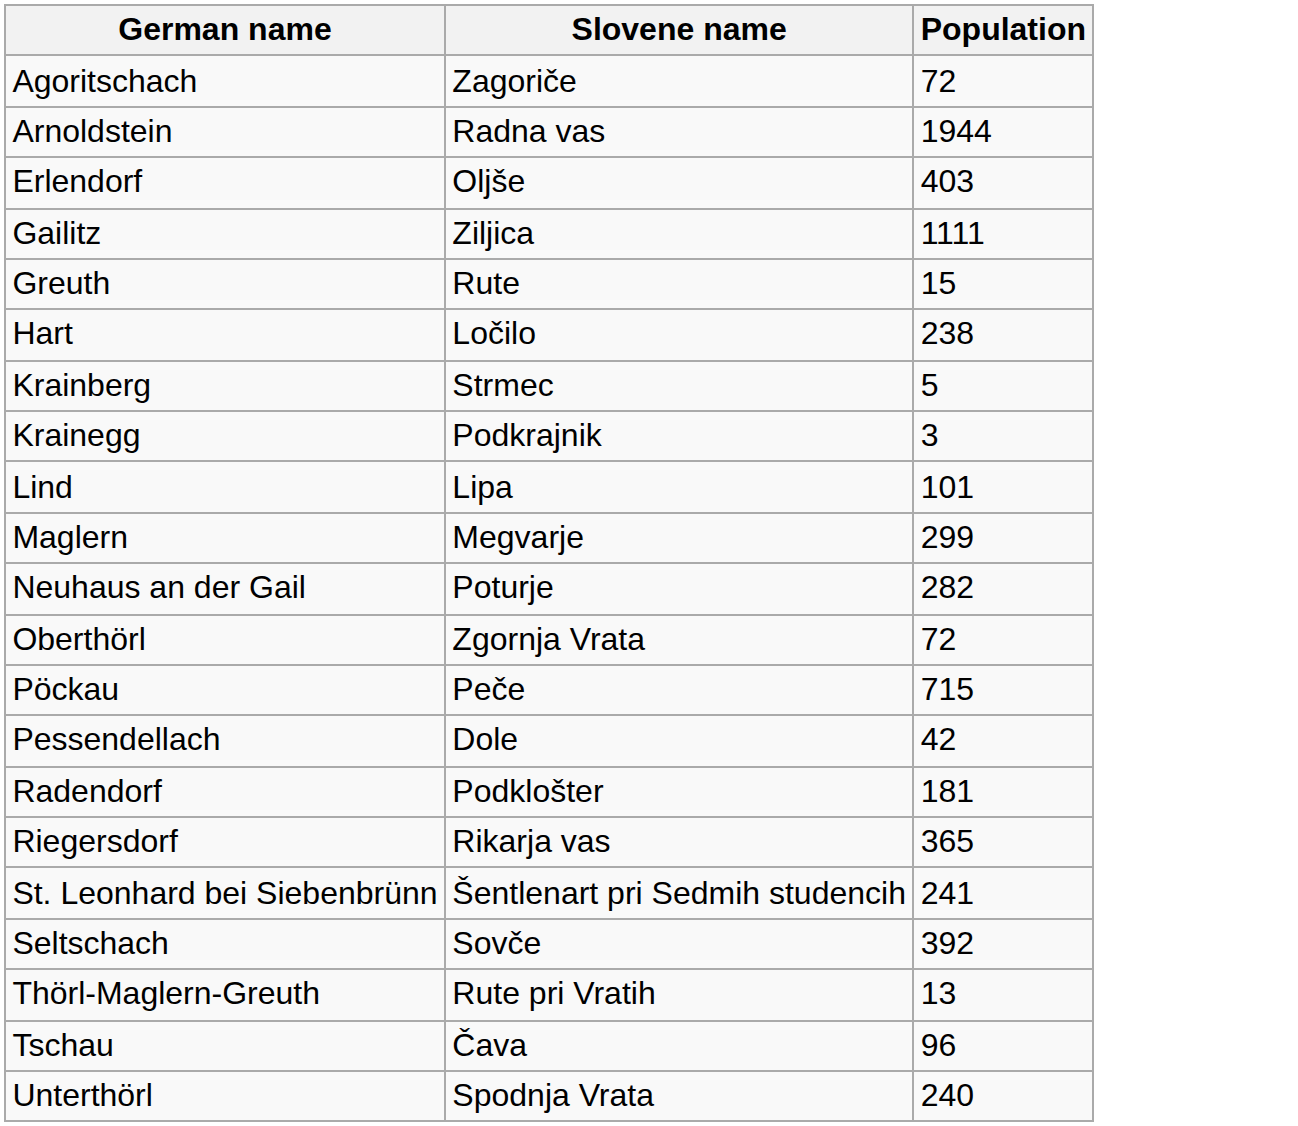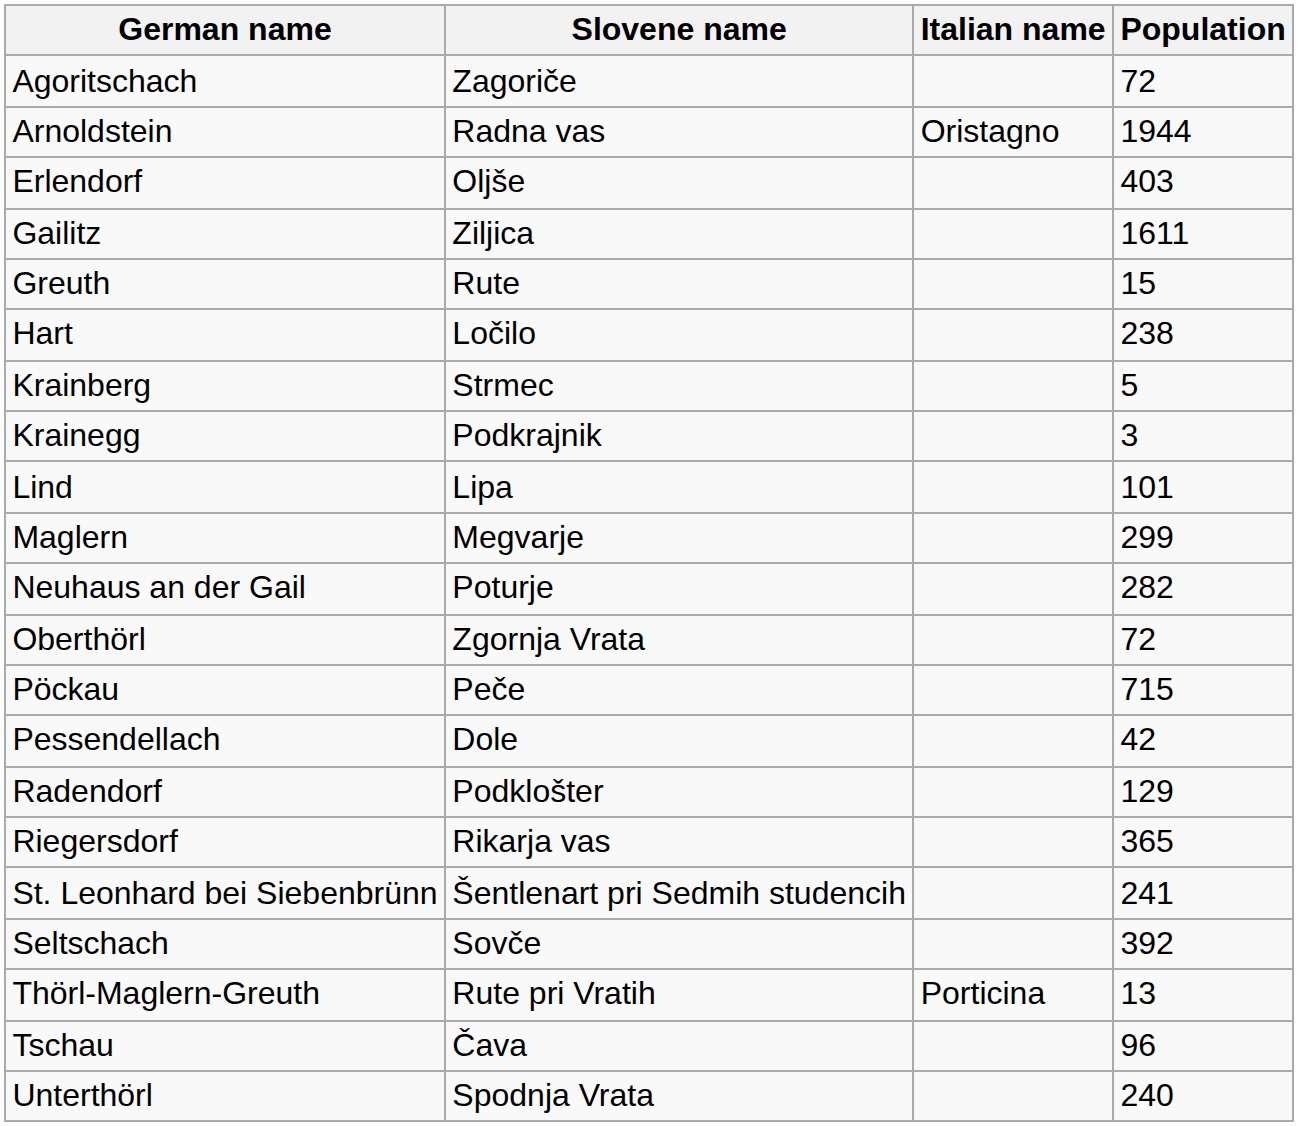+ column: (1013, 29)
(953, 232) 1111 -> (1155, 232) 1611
(947, 791) 181 -> (1147, 791) 129
